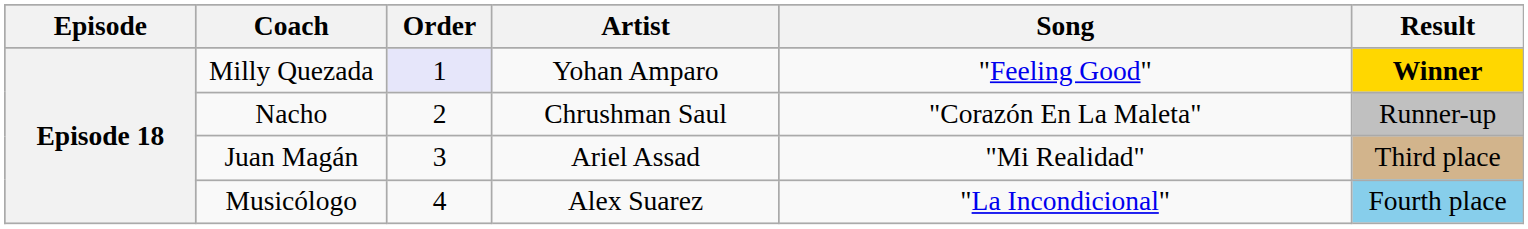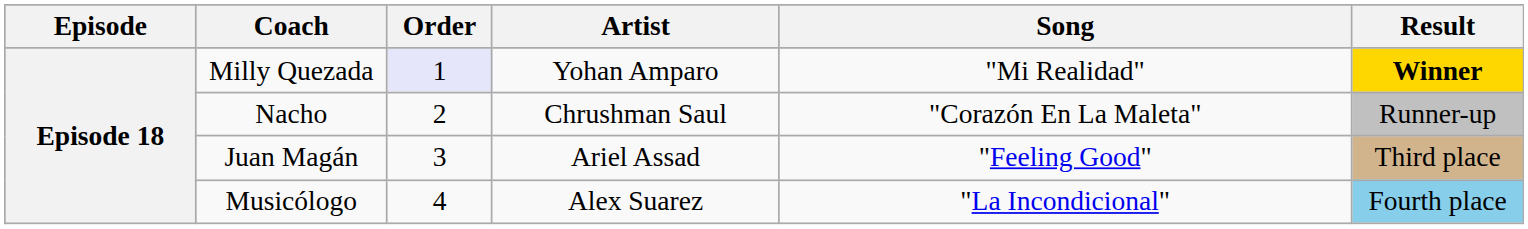(1065, 69) "Feeling Good" -> (1065, 69) "Mi Realidad"
(1065, 157) "Mi Realidad" -> (1065, 157) "Feeling Good"
